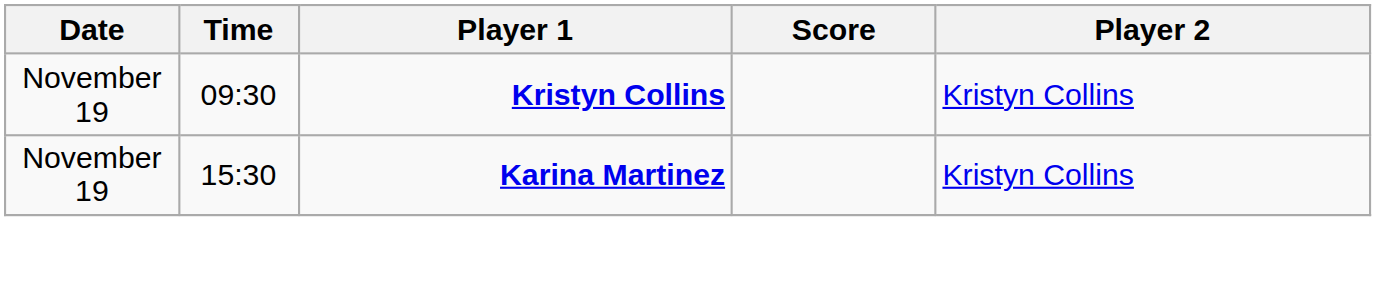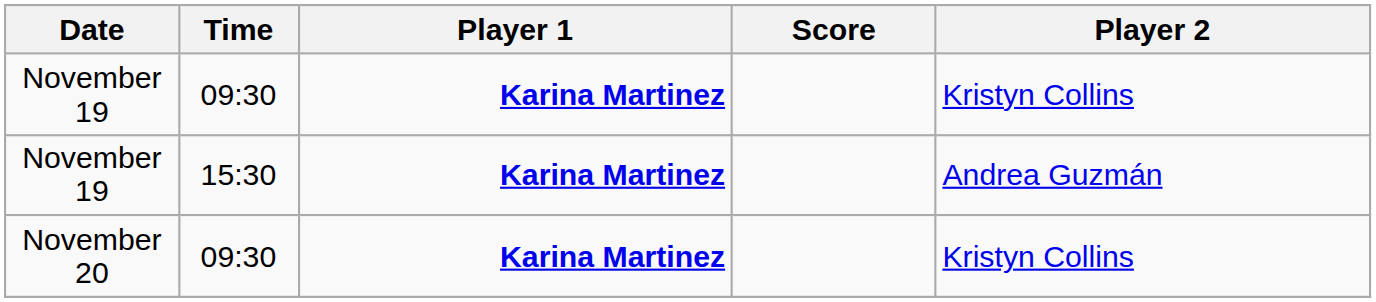(618, 94) Kristyn Collins -> (613, 94) Karina Martinez
(1038, 175) Kristyn Collins -> (1052, 175) Andrea Guzmán
+ row: (92, 257)
